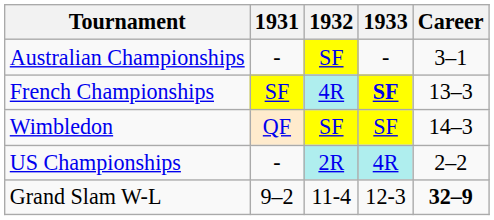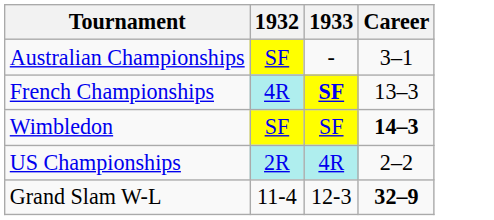- column: (277, 22)
(451, 127) normal -> (396, 127) bold
